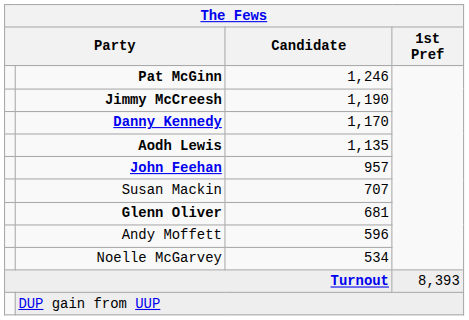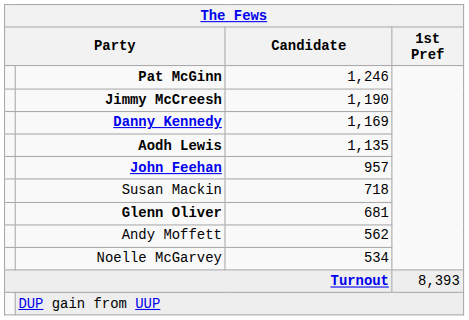(368, 123) 1,170 -> (368, 123) 1,169
(376, 191) 707 -> (376, 191) 718
(376, 236) 596 -> (376, 236) 562
